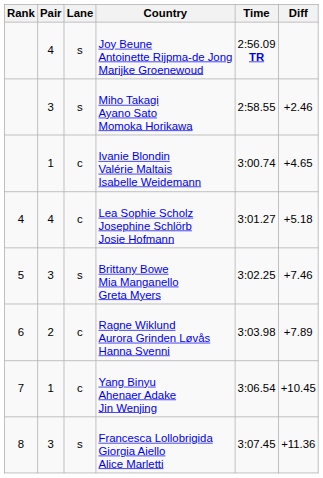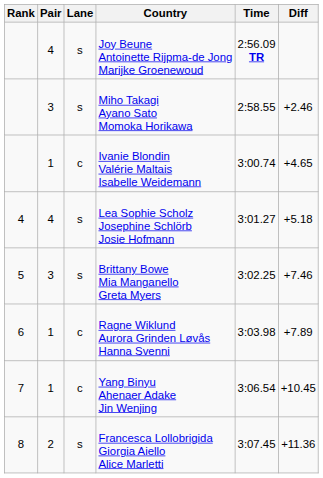(80, 219) c -> (80, 219) s
(51, 332) 2 -> (51, 332) 1
(51, 445) 3 -> (51, 445) 2
